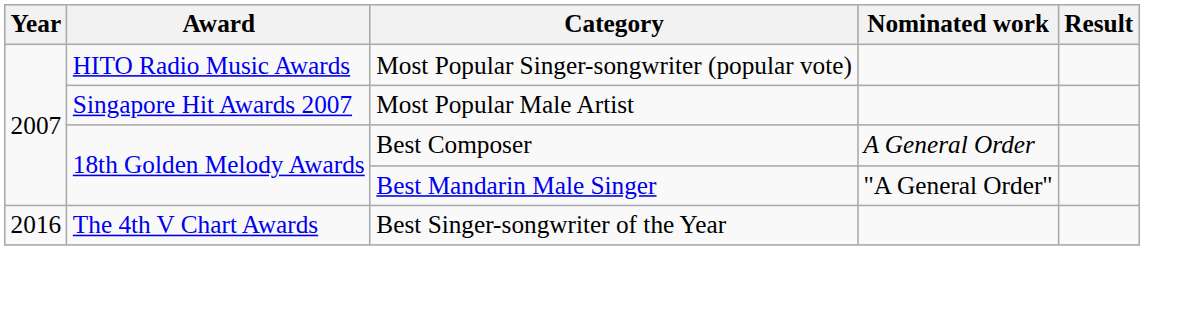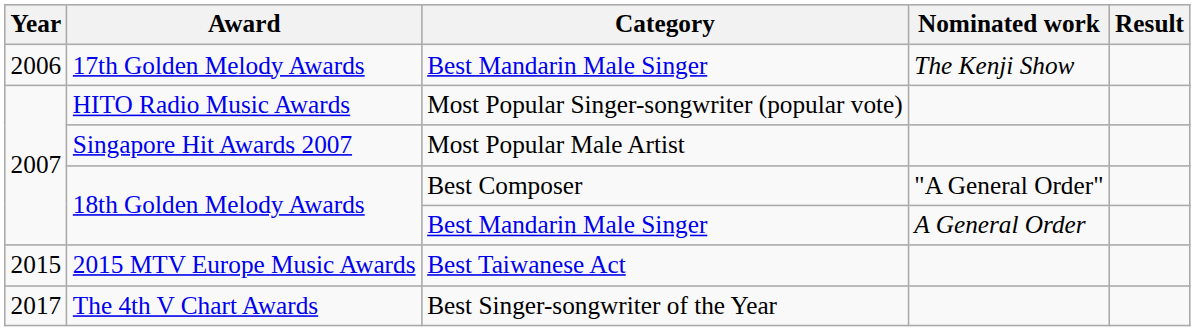+ row: (219, 64)
(949, 144) A General Order -> (1009, 184) "A General Order"
(958, 184) "A General Order" -> (1000, 225) A General Order
+ row: (244, 265)
(36, 225) 2016 -> (36, 305) 2017
